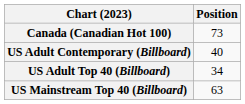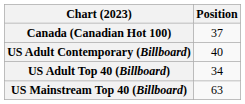(217, 33) 73 -> (217, 33) 37
